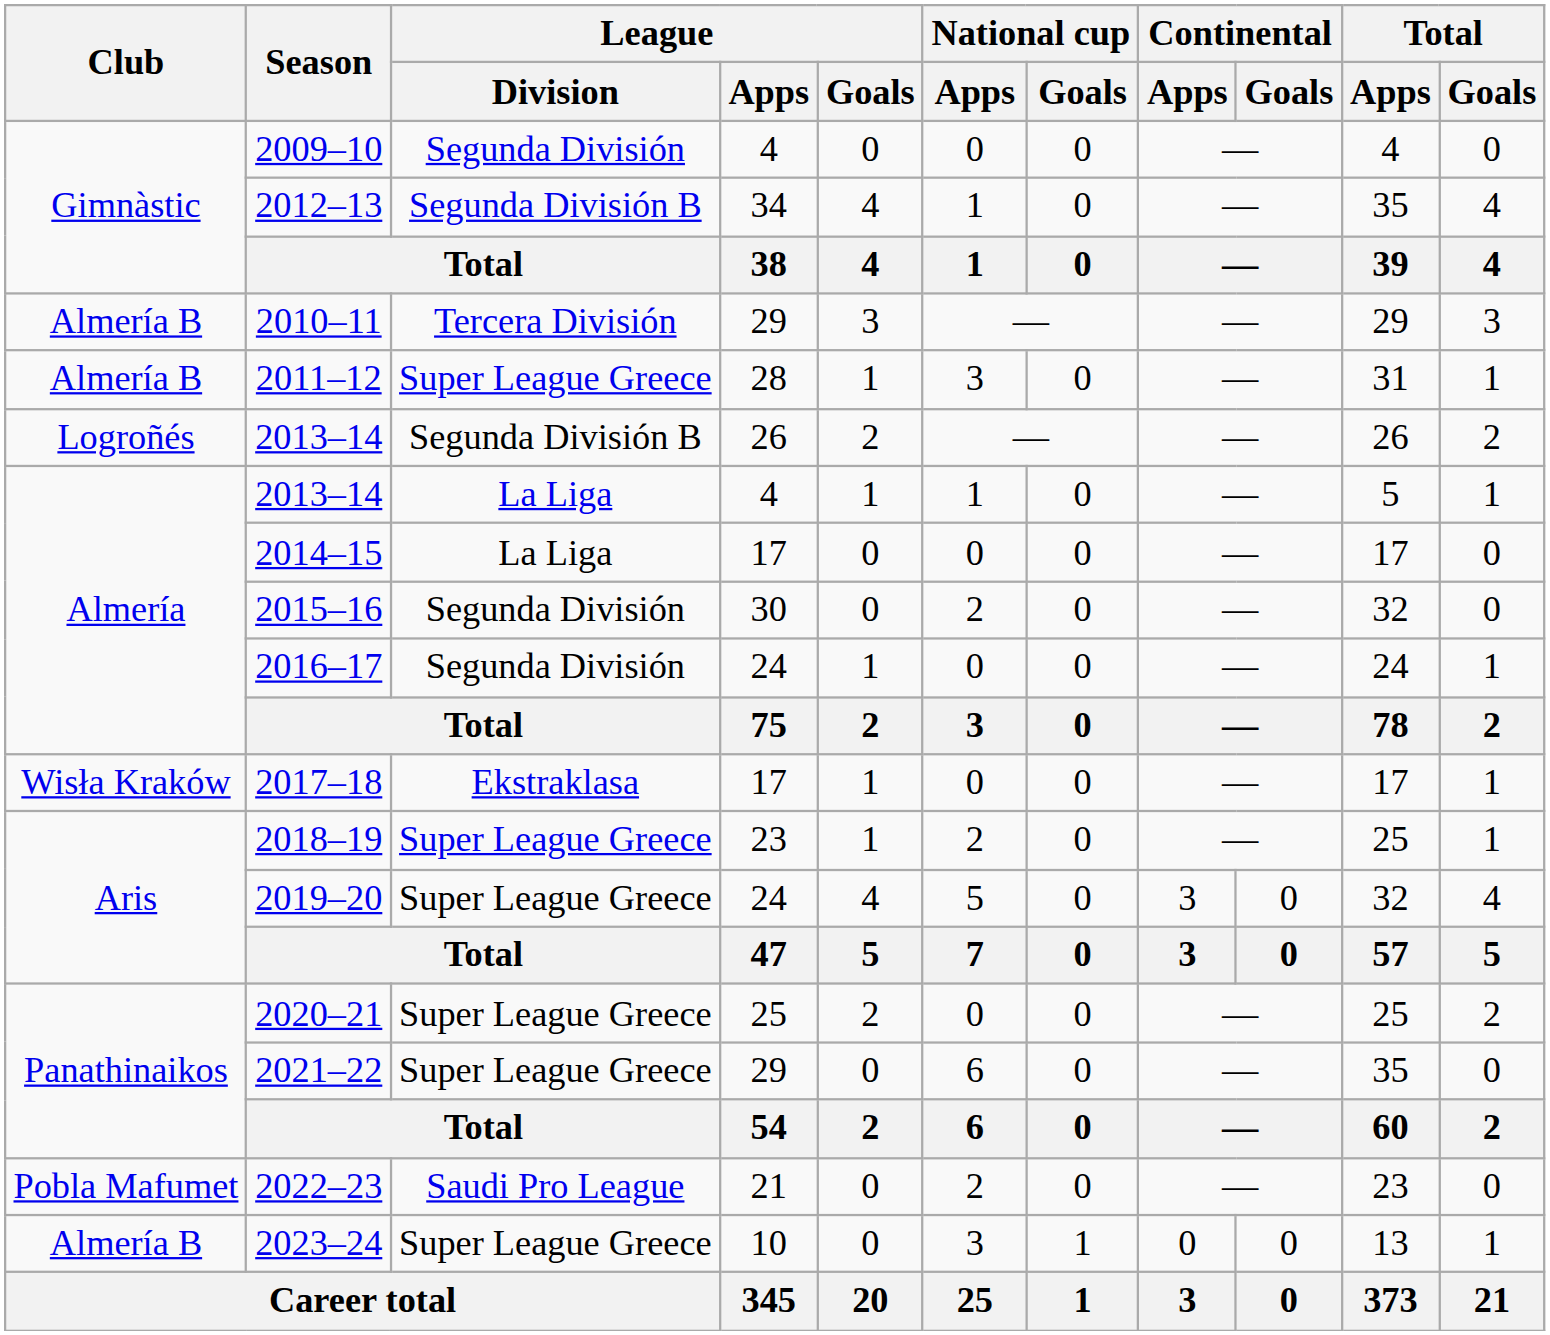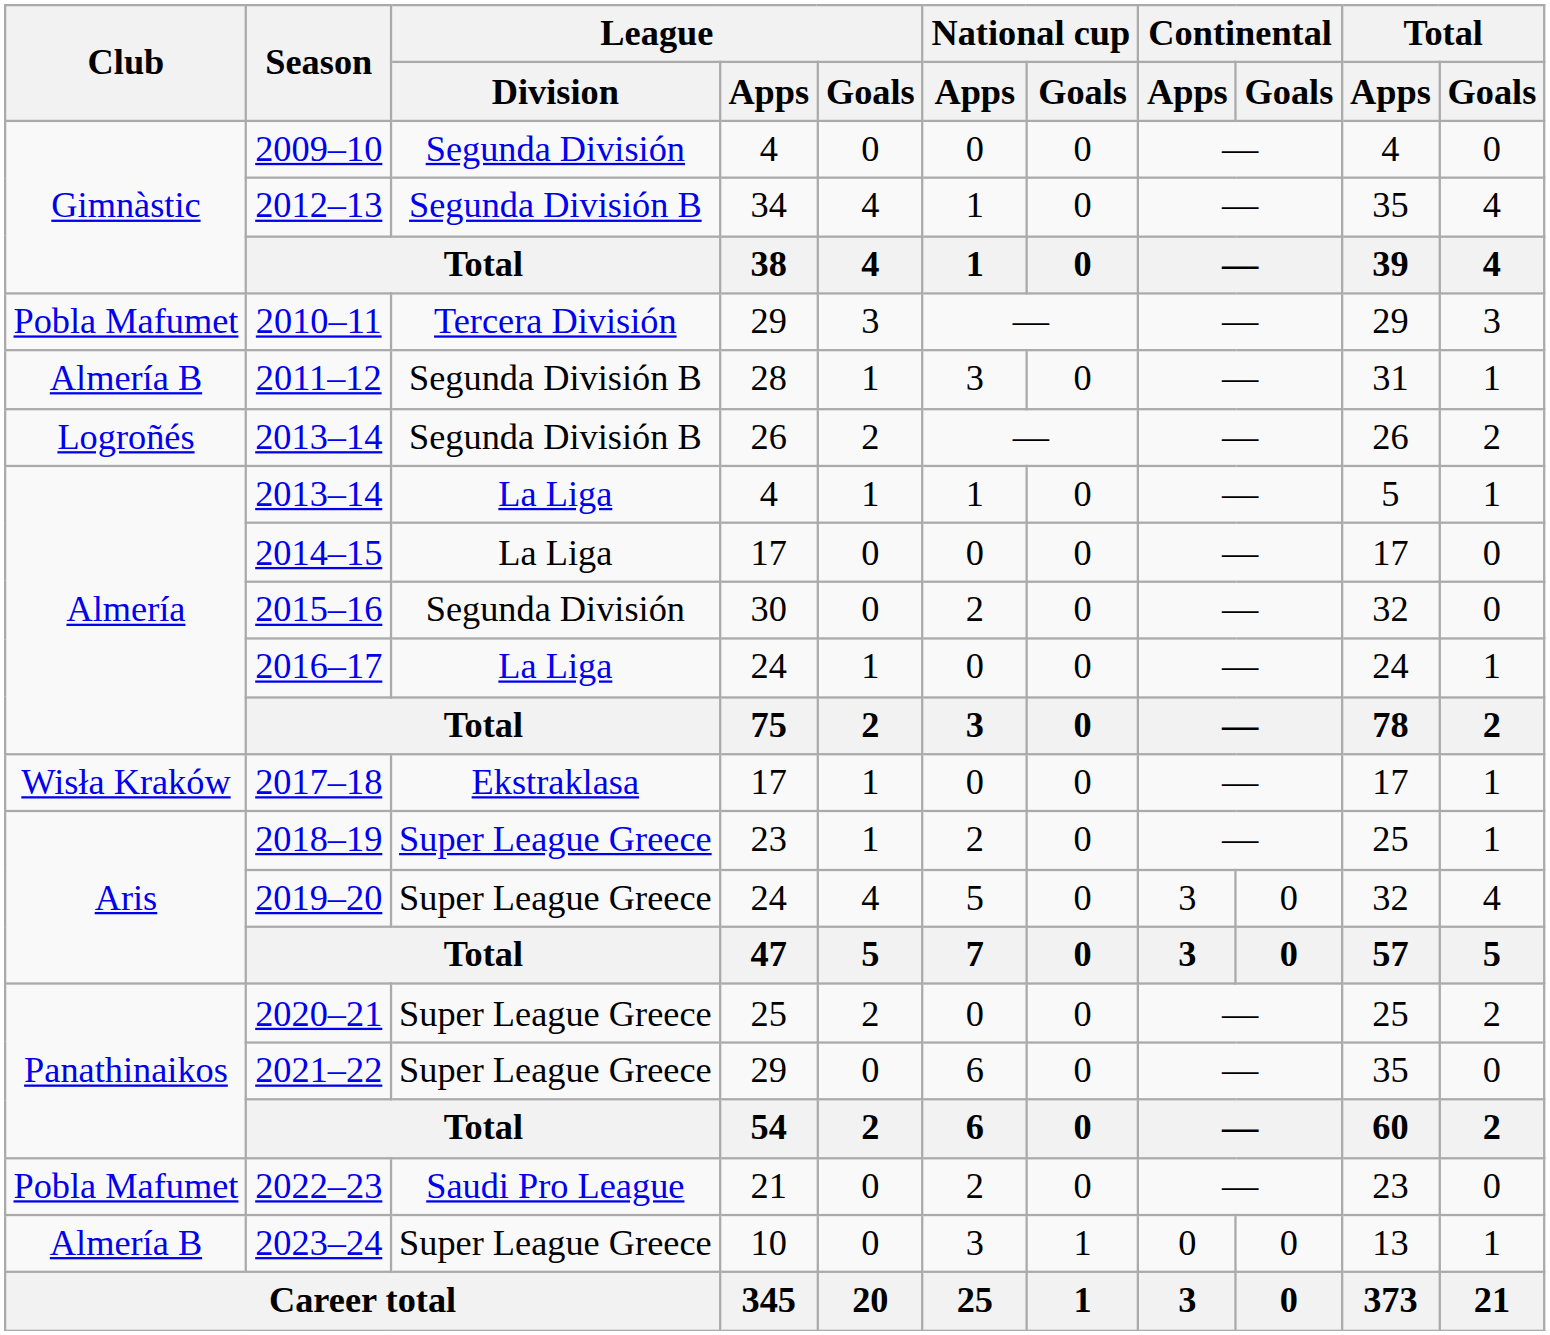(126, 321) Almería B -> (126, 321) Pobla Mafumet
(555, 378) Super League Greece -> (555, 378) Segunda División B
(555, 666) Segunda División -> (555, 666) La Liga
